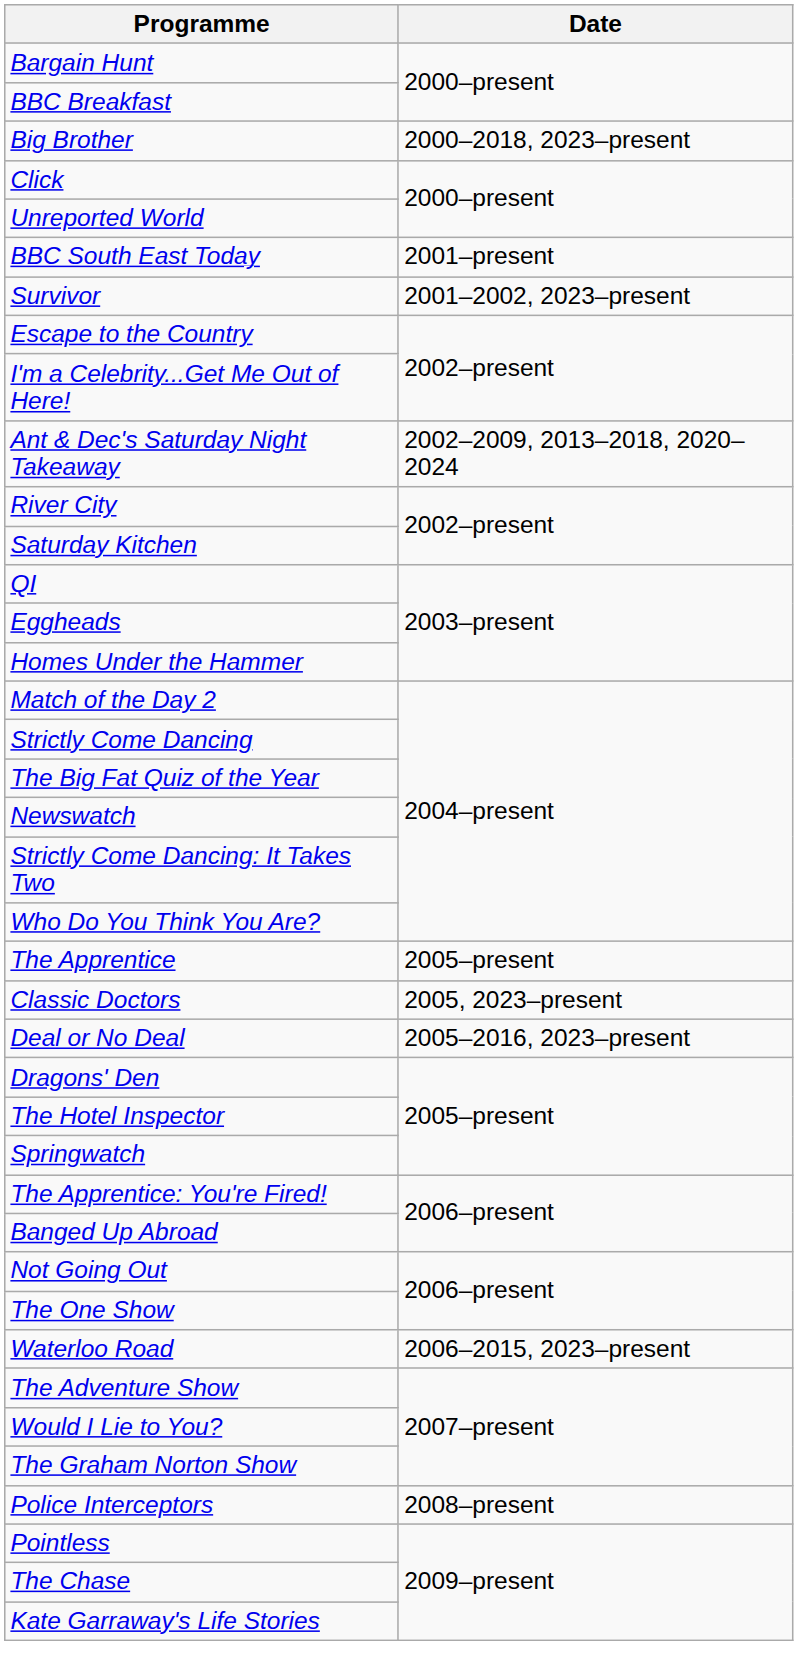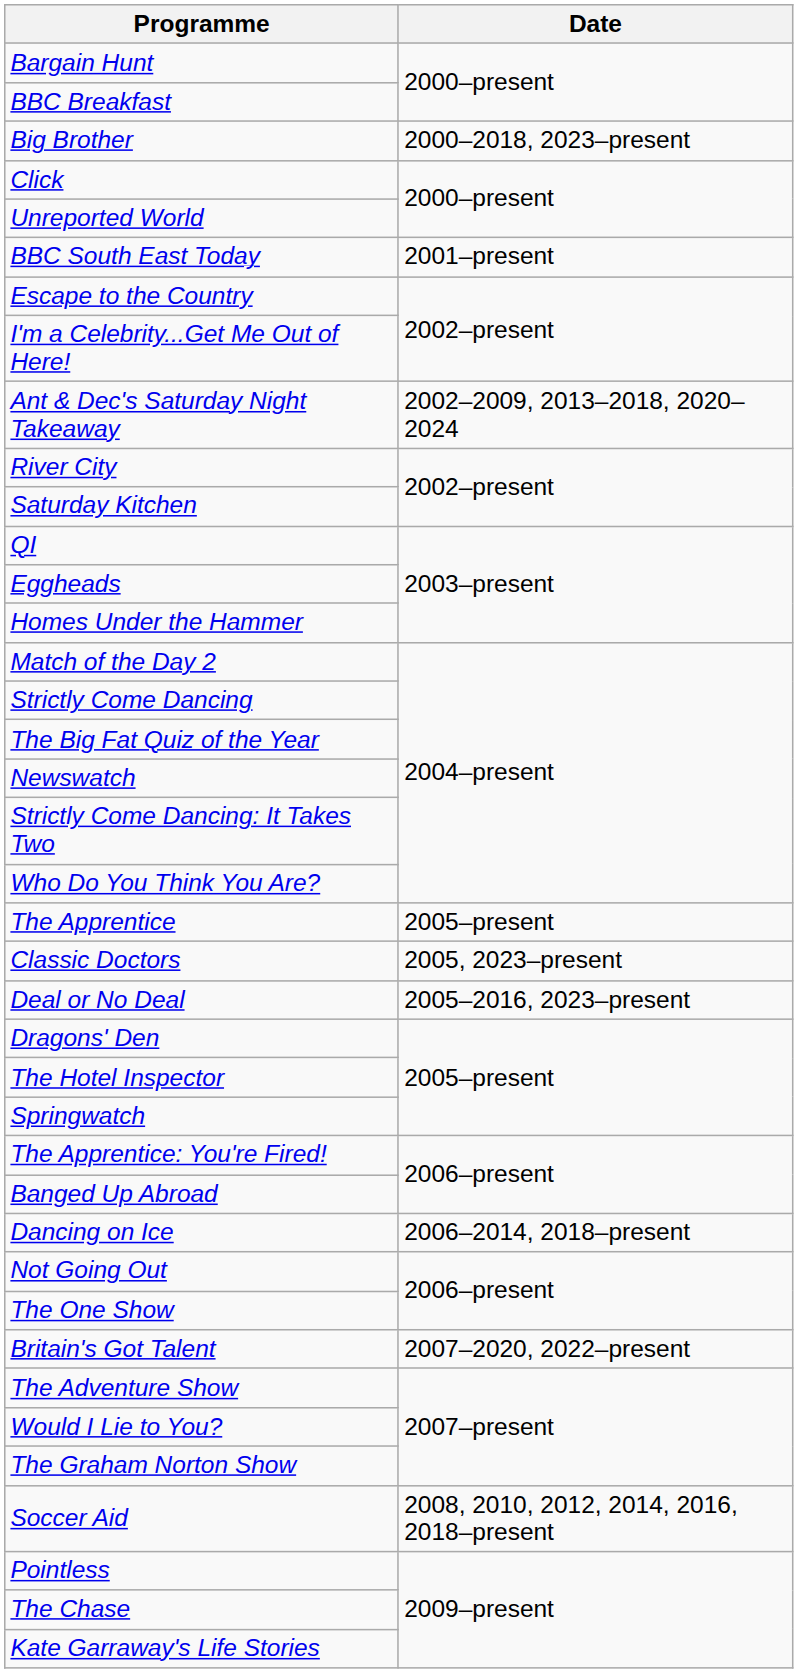- row: (55, 295)
+ row: (92, 1232)
- row: (92, 1348)
+ row: (113, 1348)
- row: (112, 1504)
+ row: (69, 1517)
